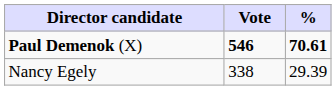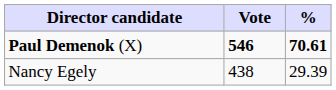(241, 71) 338 -> (241, 71) 438
